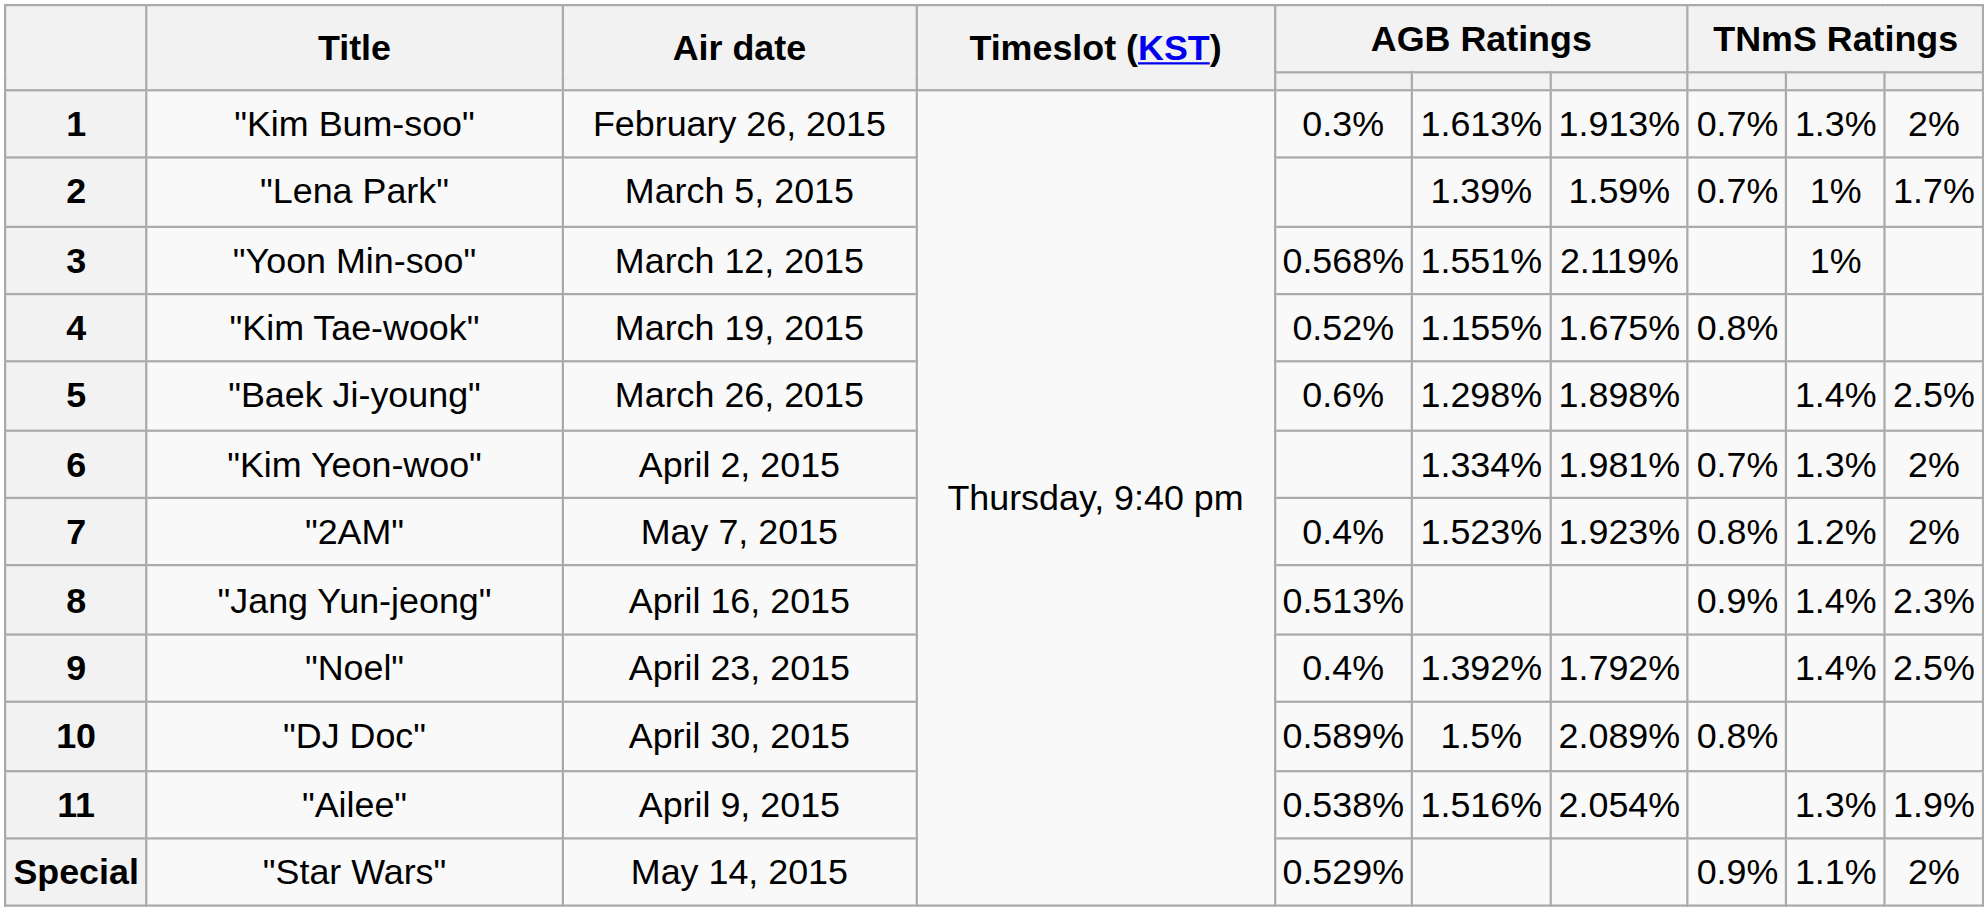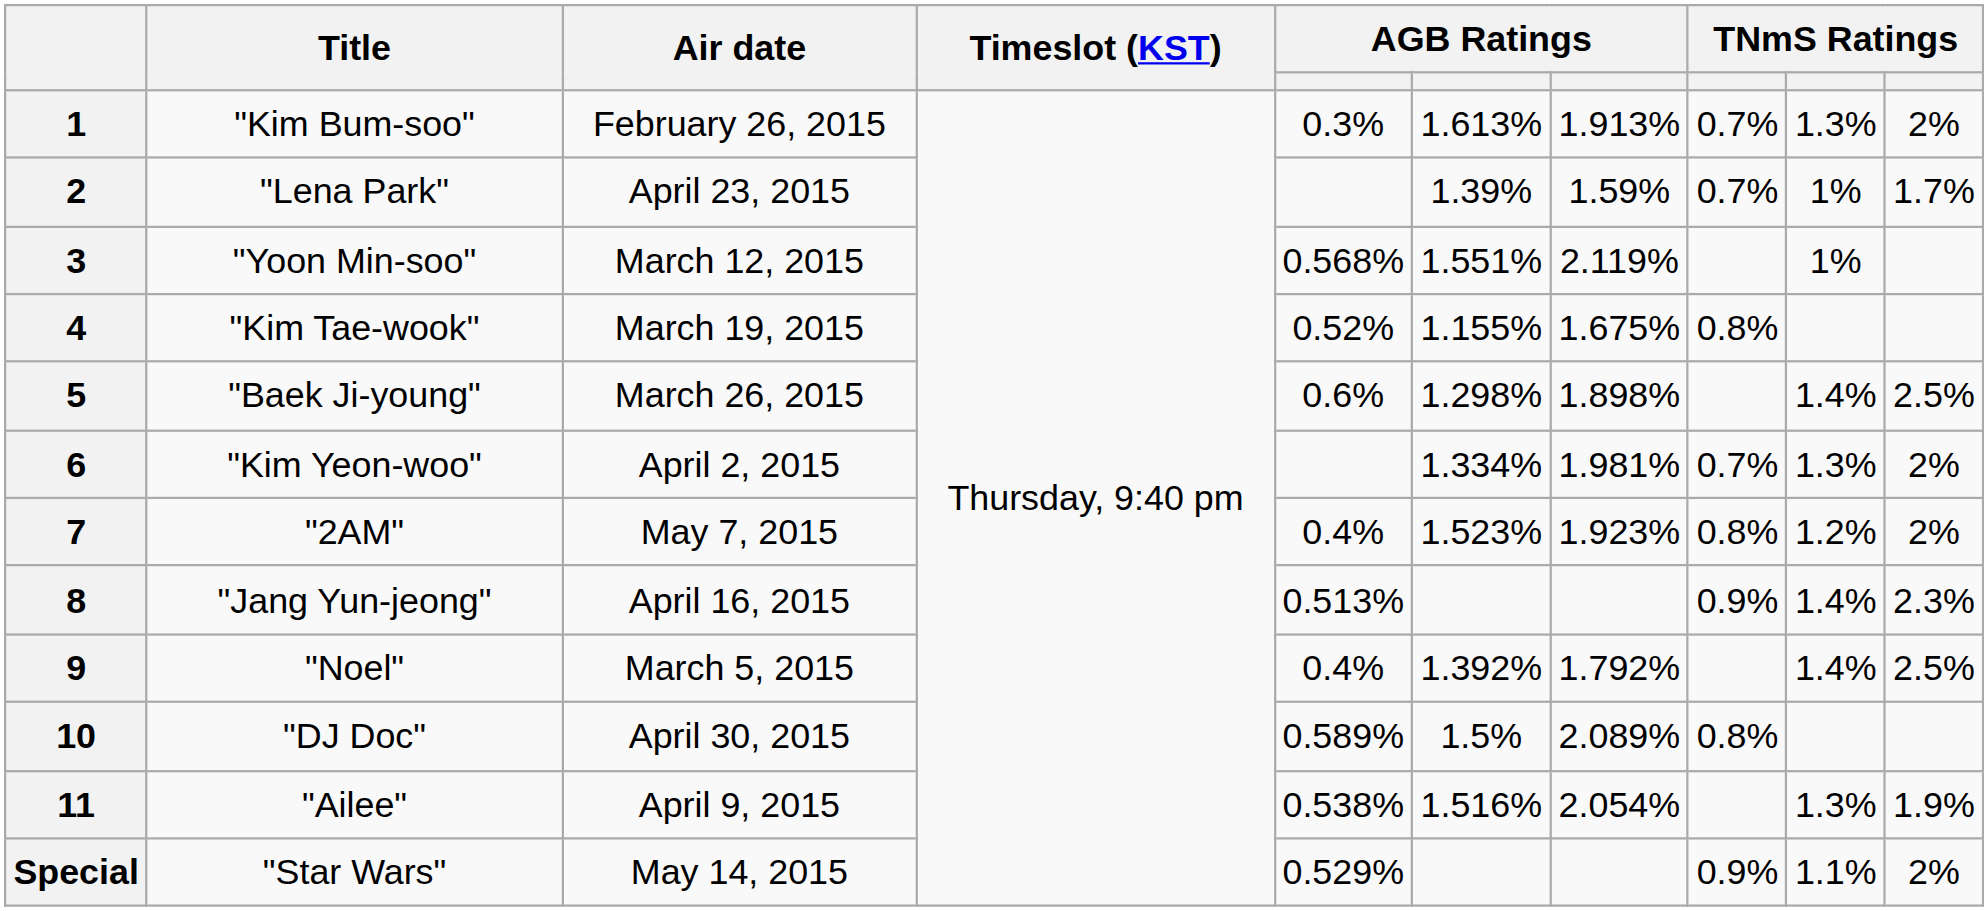(739, 192) March 5, 2015 -> (739, 192) April 23, 2015
(739, 668) April 23, 2015 -> (739, 668) March 5, 2015
